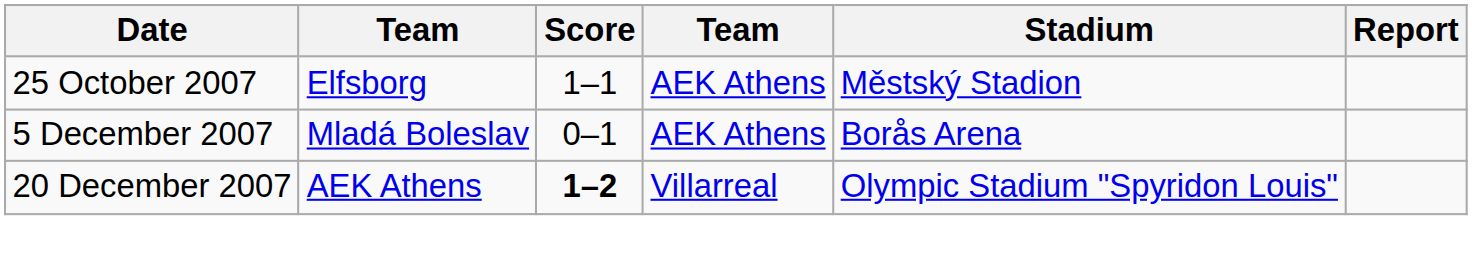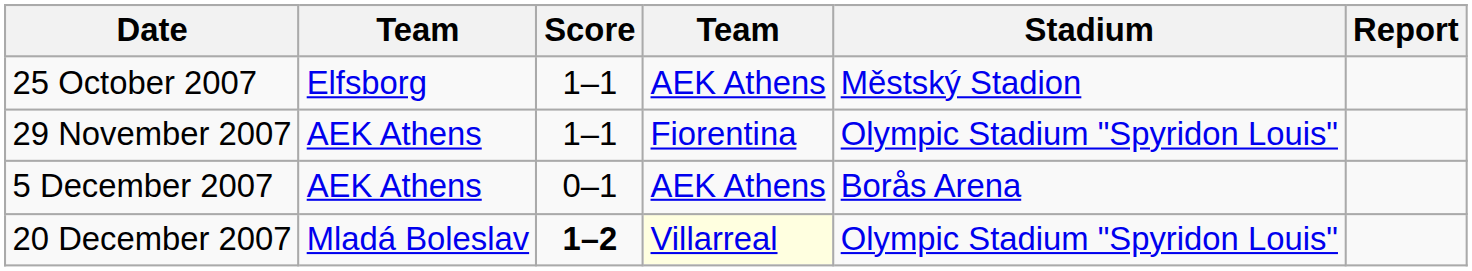+ row: (152, 134)
(418, 134) Mladá Boleslav -> (394, 186) AEK Athens
(394, 186) AEK Athens -> (418, 238) Mladá Boleslav
(714, 186) no background -> (714, 238) lightyellow background
